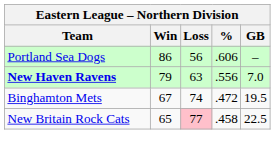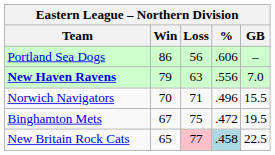+ row: (61, 98)
(196, 98) 74 -> (196, 118) 75
(226, 118) no background -> (226, 139) lightblue background
